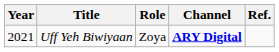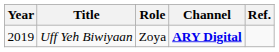(21, 36) 2021 -> (21, 36) 2019
